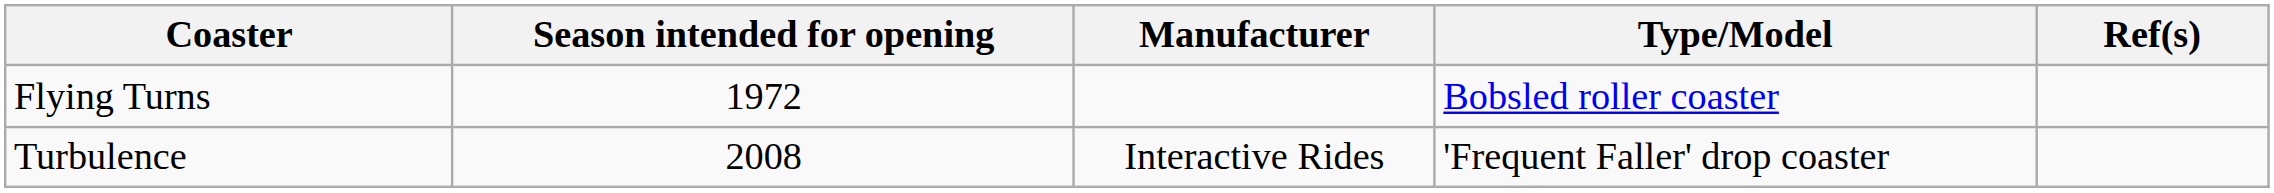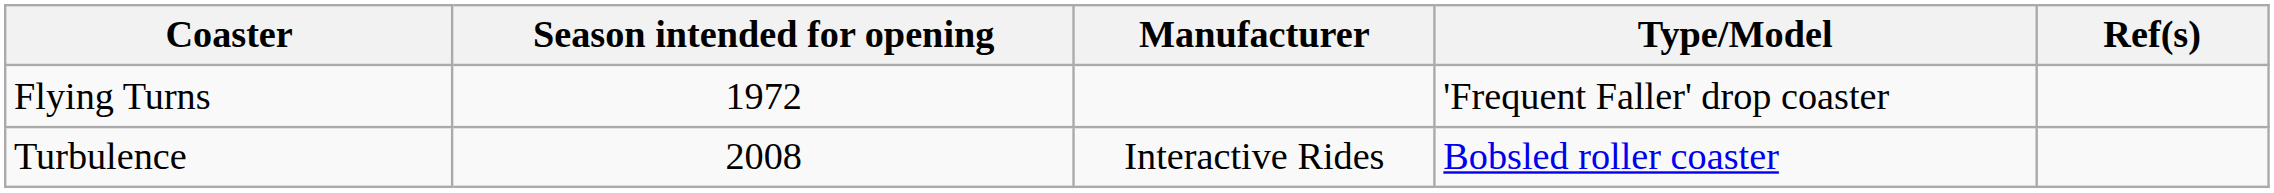(1611, 95) Bobsled roller coaster -> (1666, 95) 'Frequent Faller' drop coaster
(1666, 156) 'Frequent Faller' drop coaster -> (1611, 156) Bobsled roller coaster
